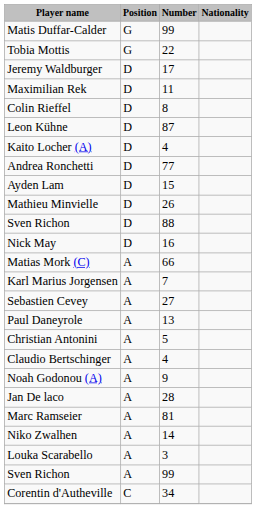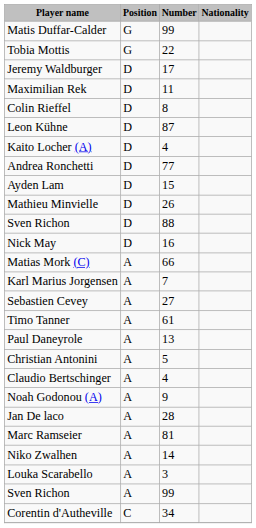+ row: (38, 320)
